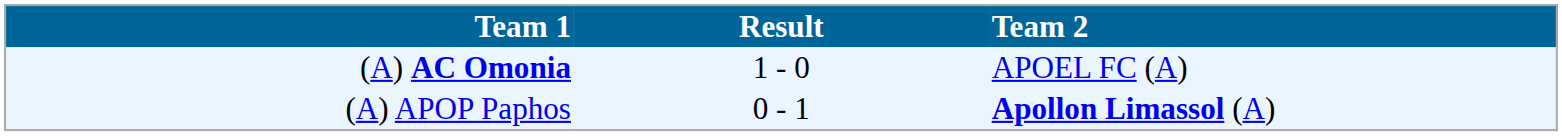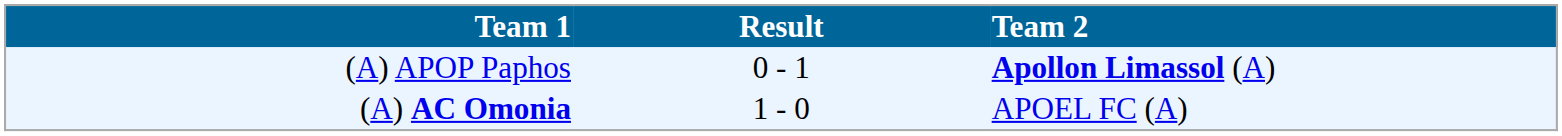rows swapped: (458, 108) <-> (465, 67)
